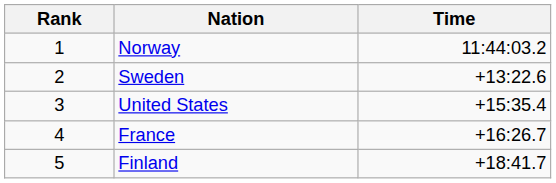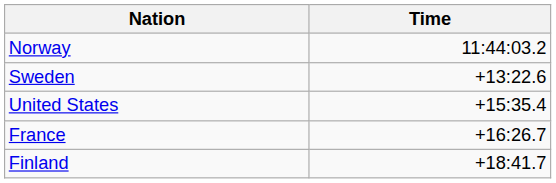- column: (59, 18)
